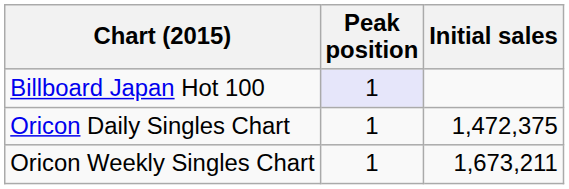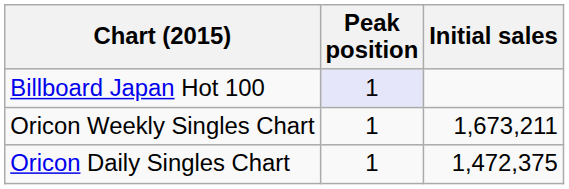rows swapped: (150, 125) <-> (162, 163)
